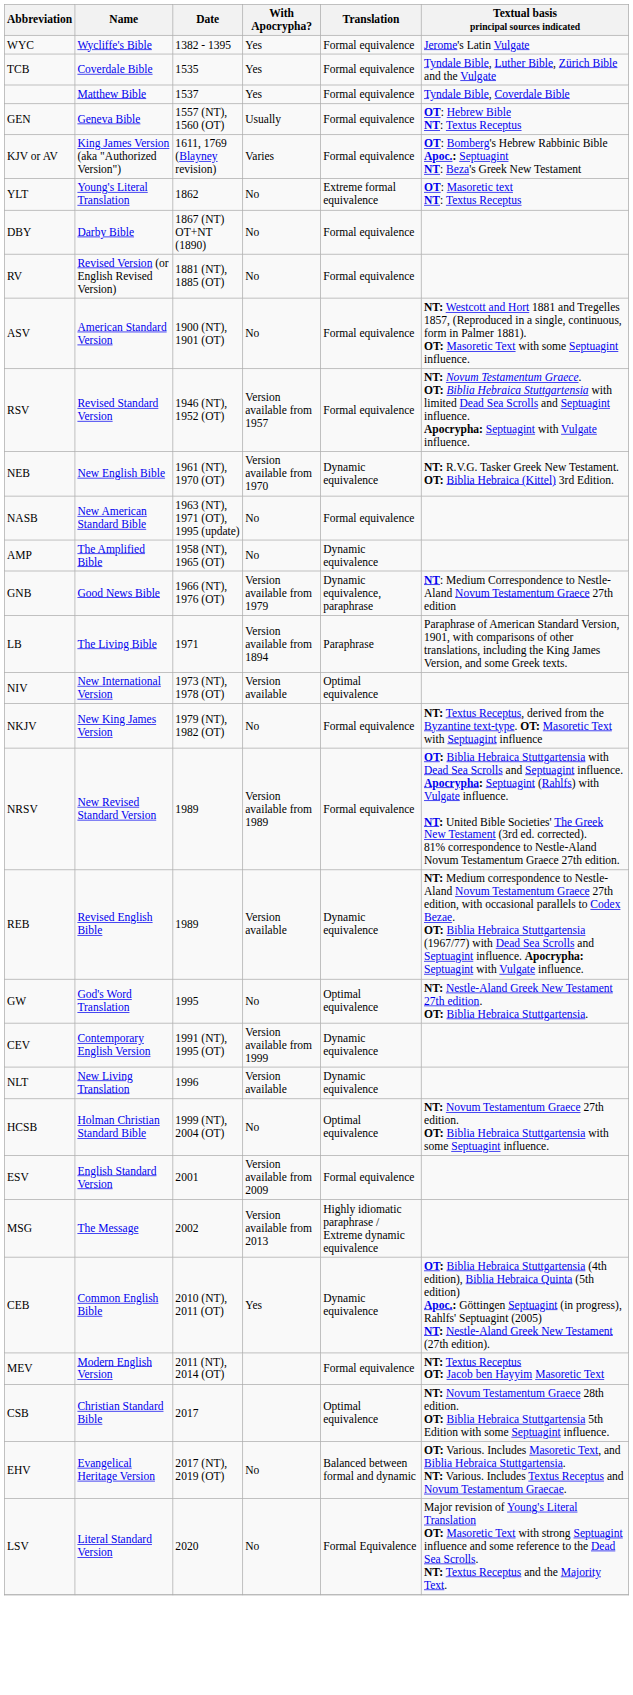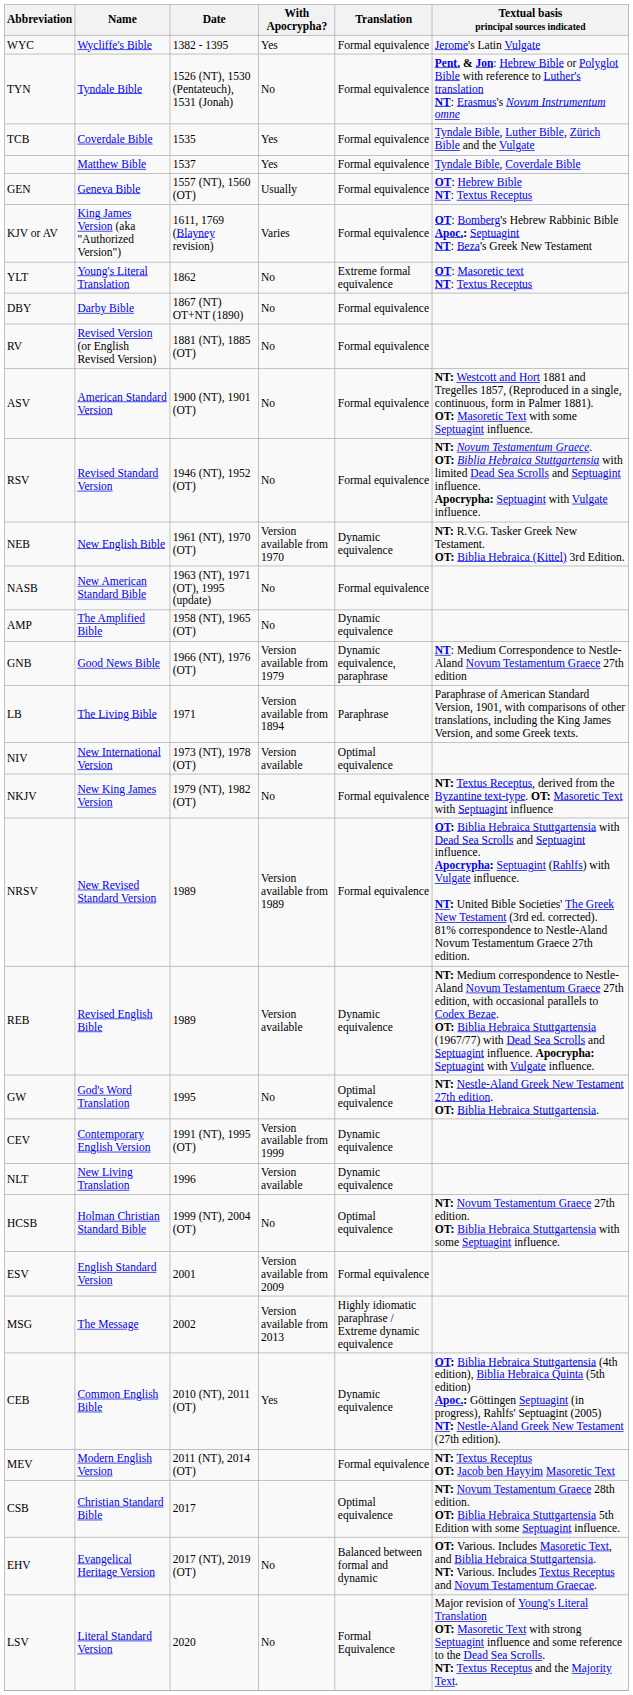+ row: (19, 89)
(279, 410) Version available from 1957 -> (268, 480) No
